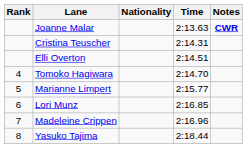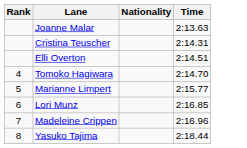- column: (226, 12)
